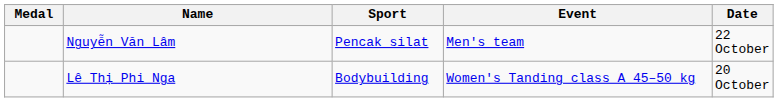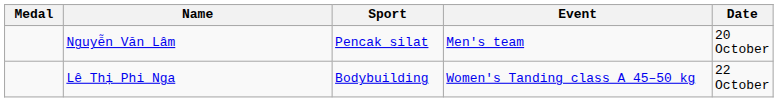(742, 44) 22 October -> (742, 44) 20 October
(742, 79) 20 October -> (742, 79) 22 October
